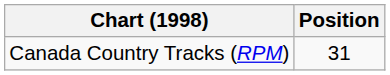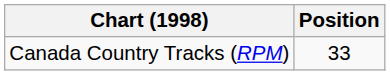(339, 53) 31 -> (339, 53) 33
